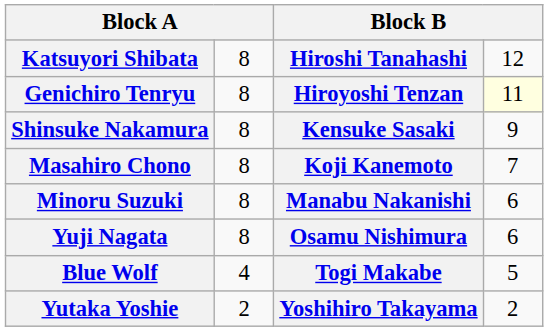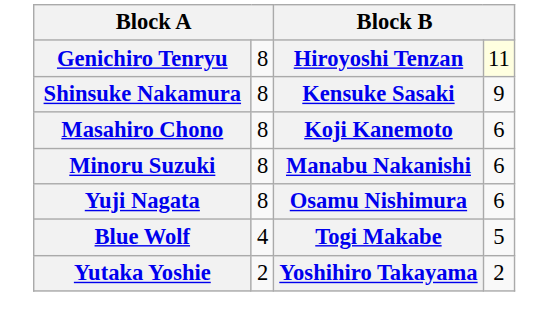- row: (110, 58)
(513, 165) 7 -> (499, 129) 6
